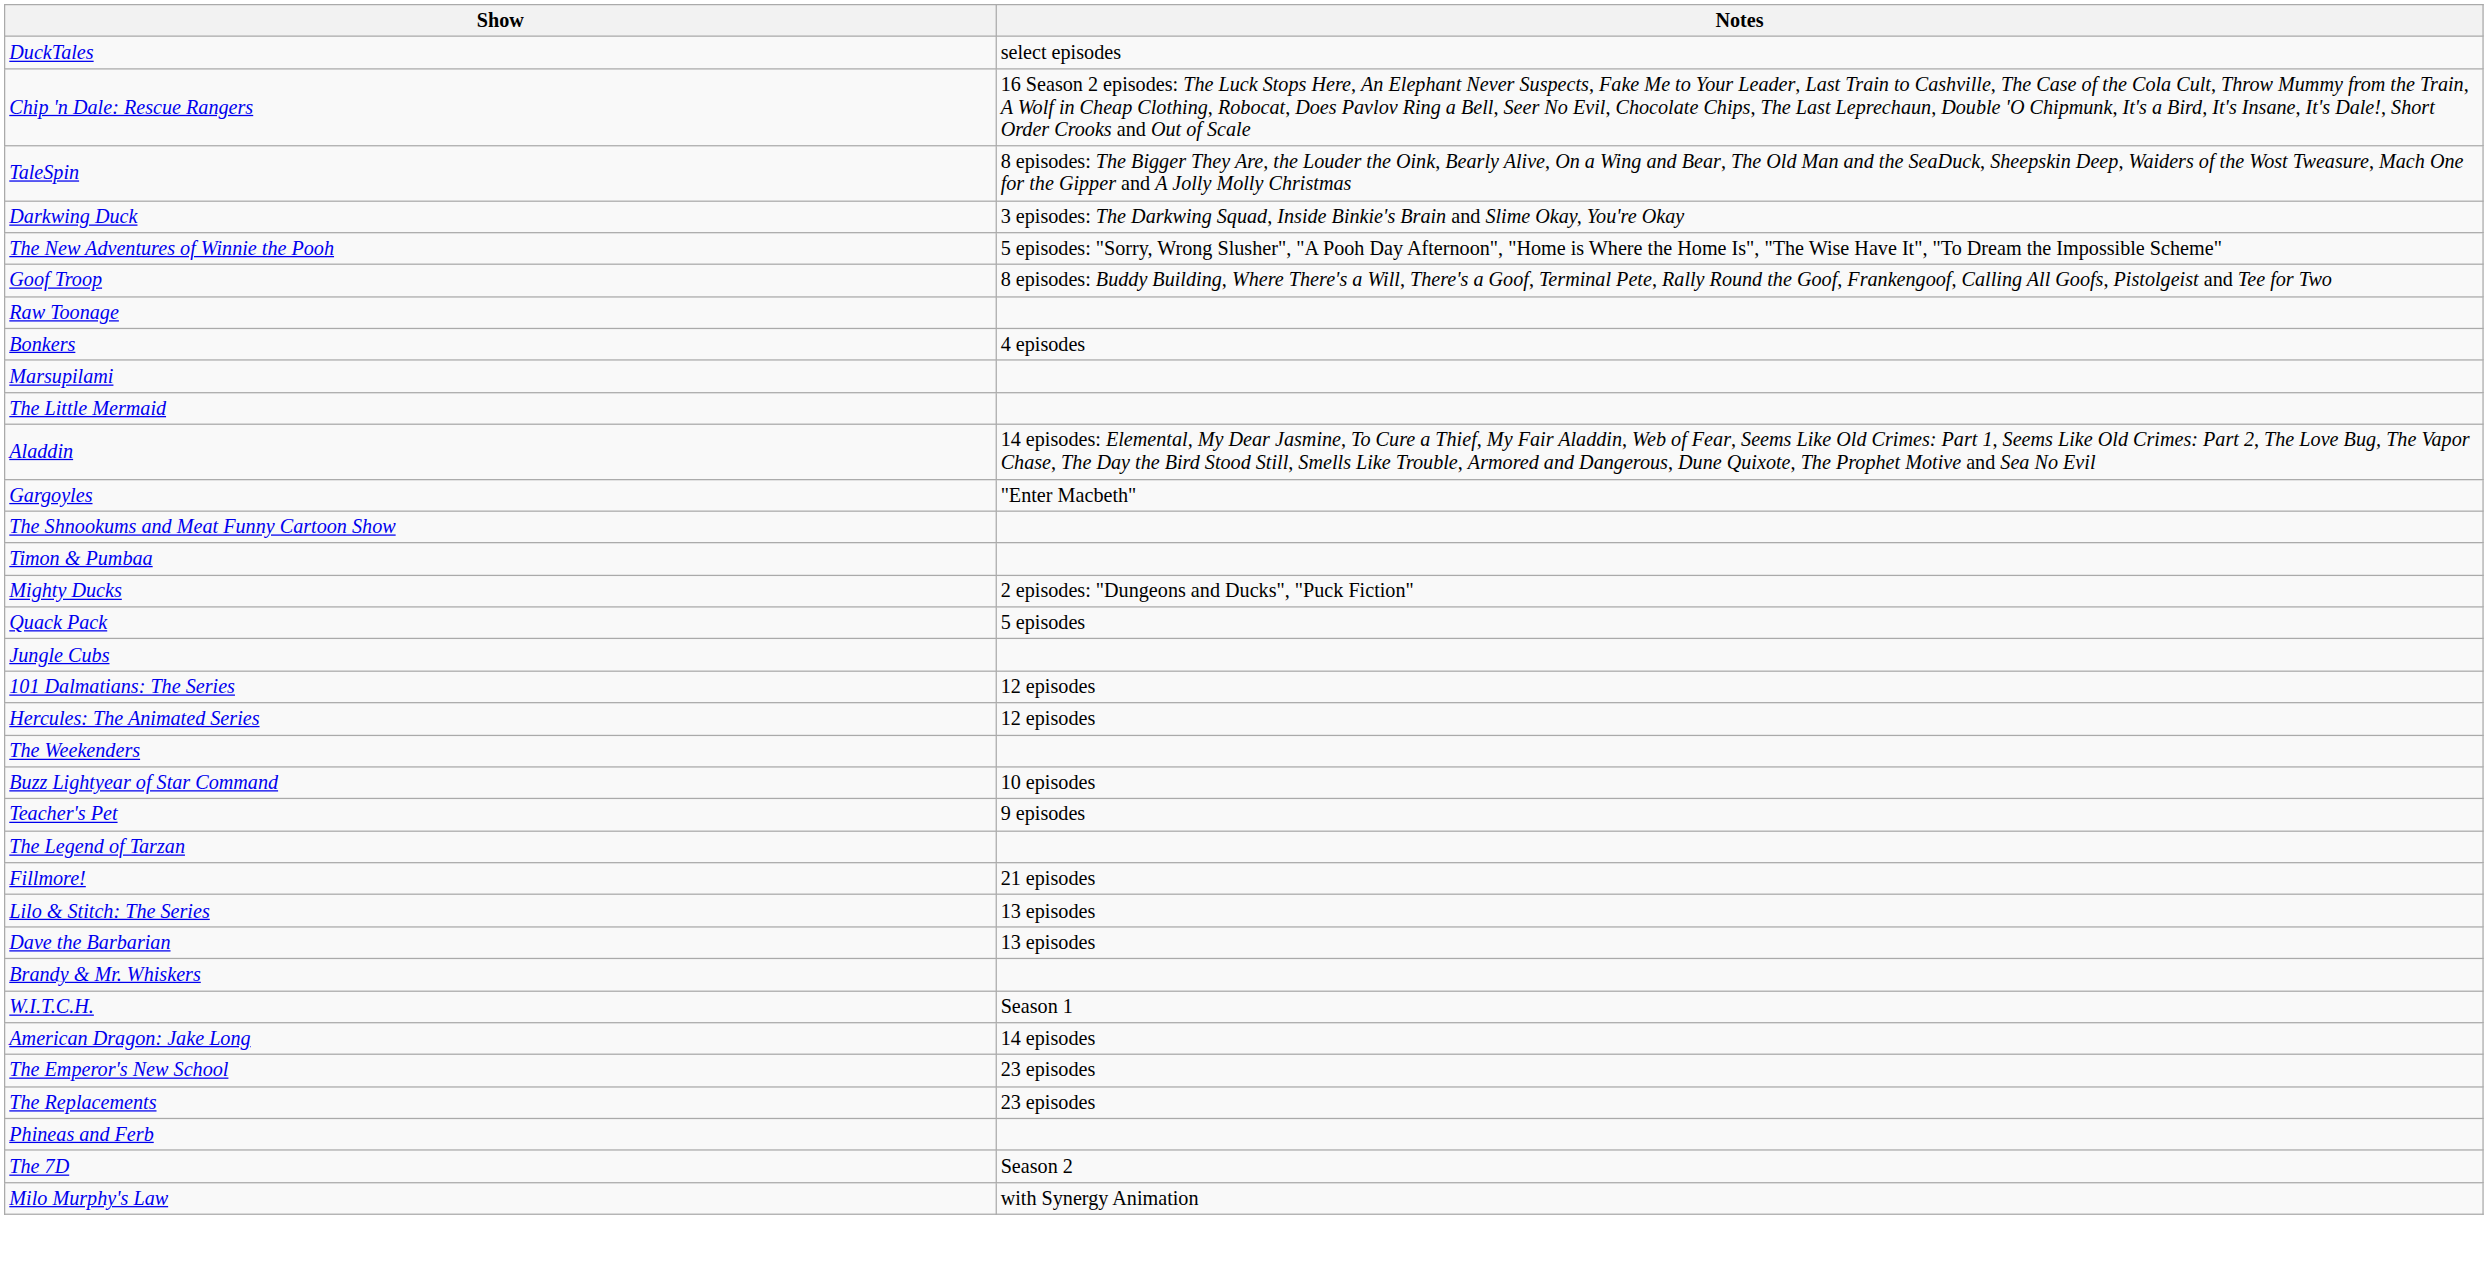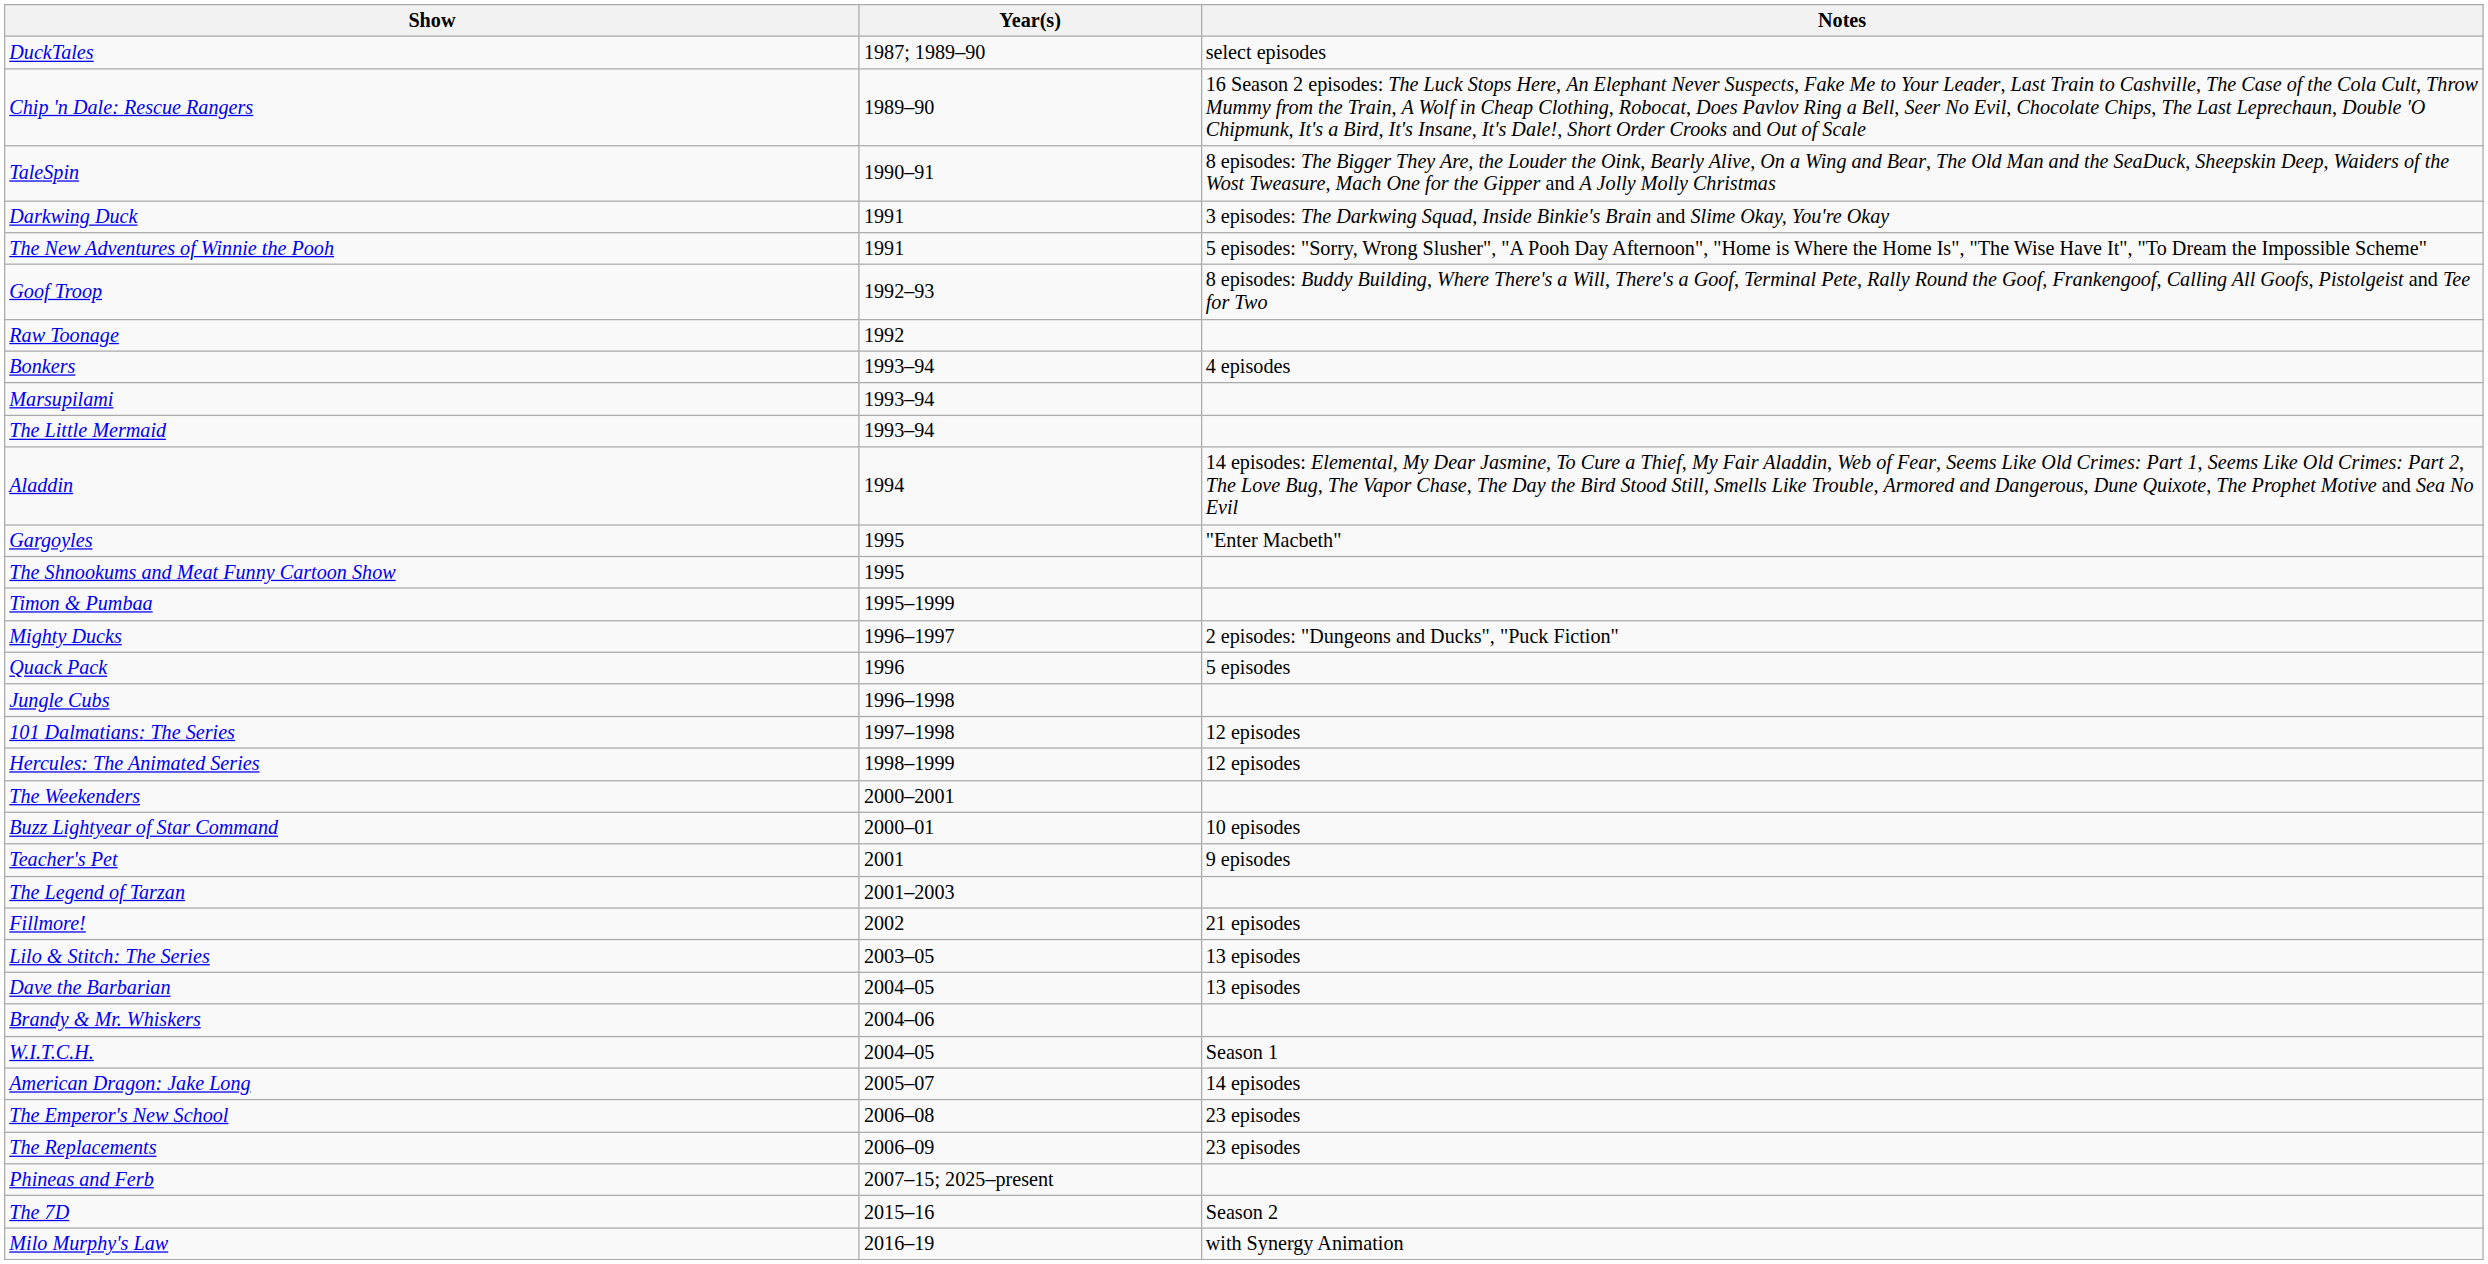+ column: (1030, 20)
